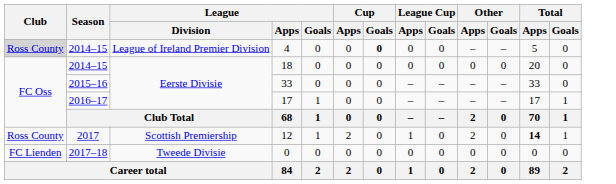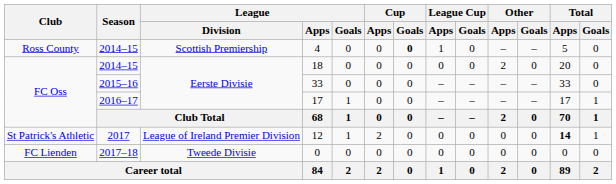(35, 48) lightgrey background -> (51, 48) no background
(191, 48) League of Ireland Premier Division -> (221, 48) Scottish Premiership
(410, 48) 0 -> (441, 48) 1
(473, 65) 0 -> (503, 65) 2
(35, 135) Ross County -> (51, 135) St Patrick's Athletic
(191, 135) Scottish Premiership -> (221, 135) League of Ireland Premier Division
(410, 135) 1 -> (441, 135) 0
(473, 135) 2 -> (503, 135) 0
